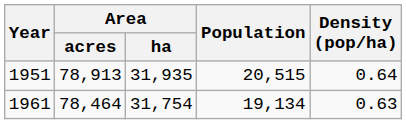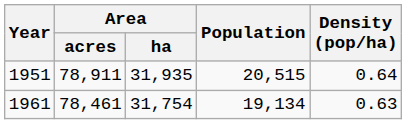(90, 76) 78,913 -> (90, 76) 78,911
(90, 104) 78,464 -> (90, 104) 78,461
